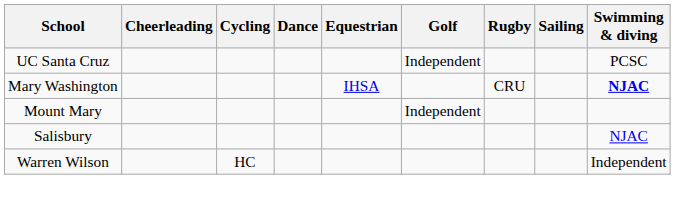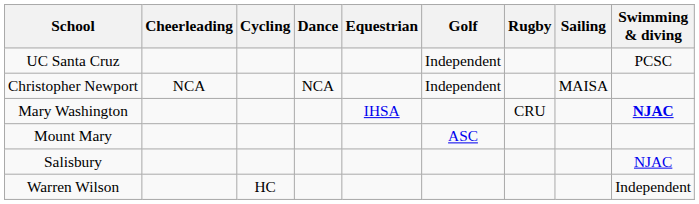+ row: (73, 86)
(443, 111) Independent -> (463, 136) ASC
